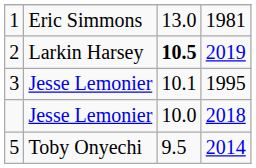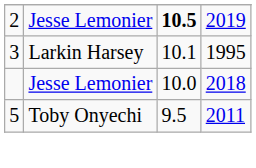- row: (14, 20)
(86, 52) Larkin Harsey -> (90, 20) Jesse Lemonier
(90, 83) Jesse Lemonier -> (86, 52) Larkin Harsey
(226, 147) 2014 -> (225, 115) 2011
